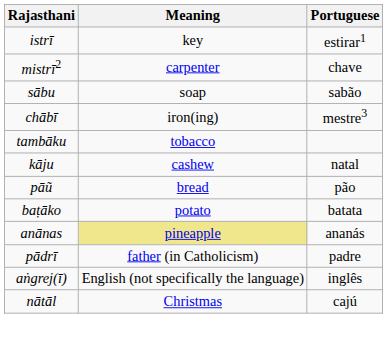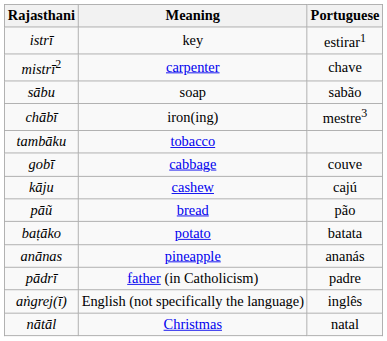+ row: (41, 164)
(345, 164) natal -> (345, 187) cajú
(193, 233) khaki background -> (193, 255) no background
(345, 301) cajú -> (345, 324) natal
